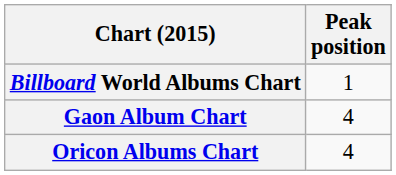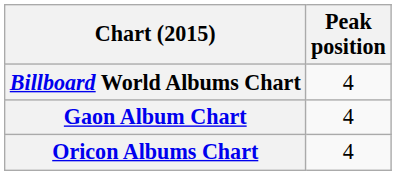(348, 81) 1 -> (348, 81) 4
